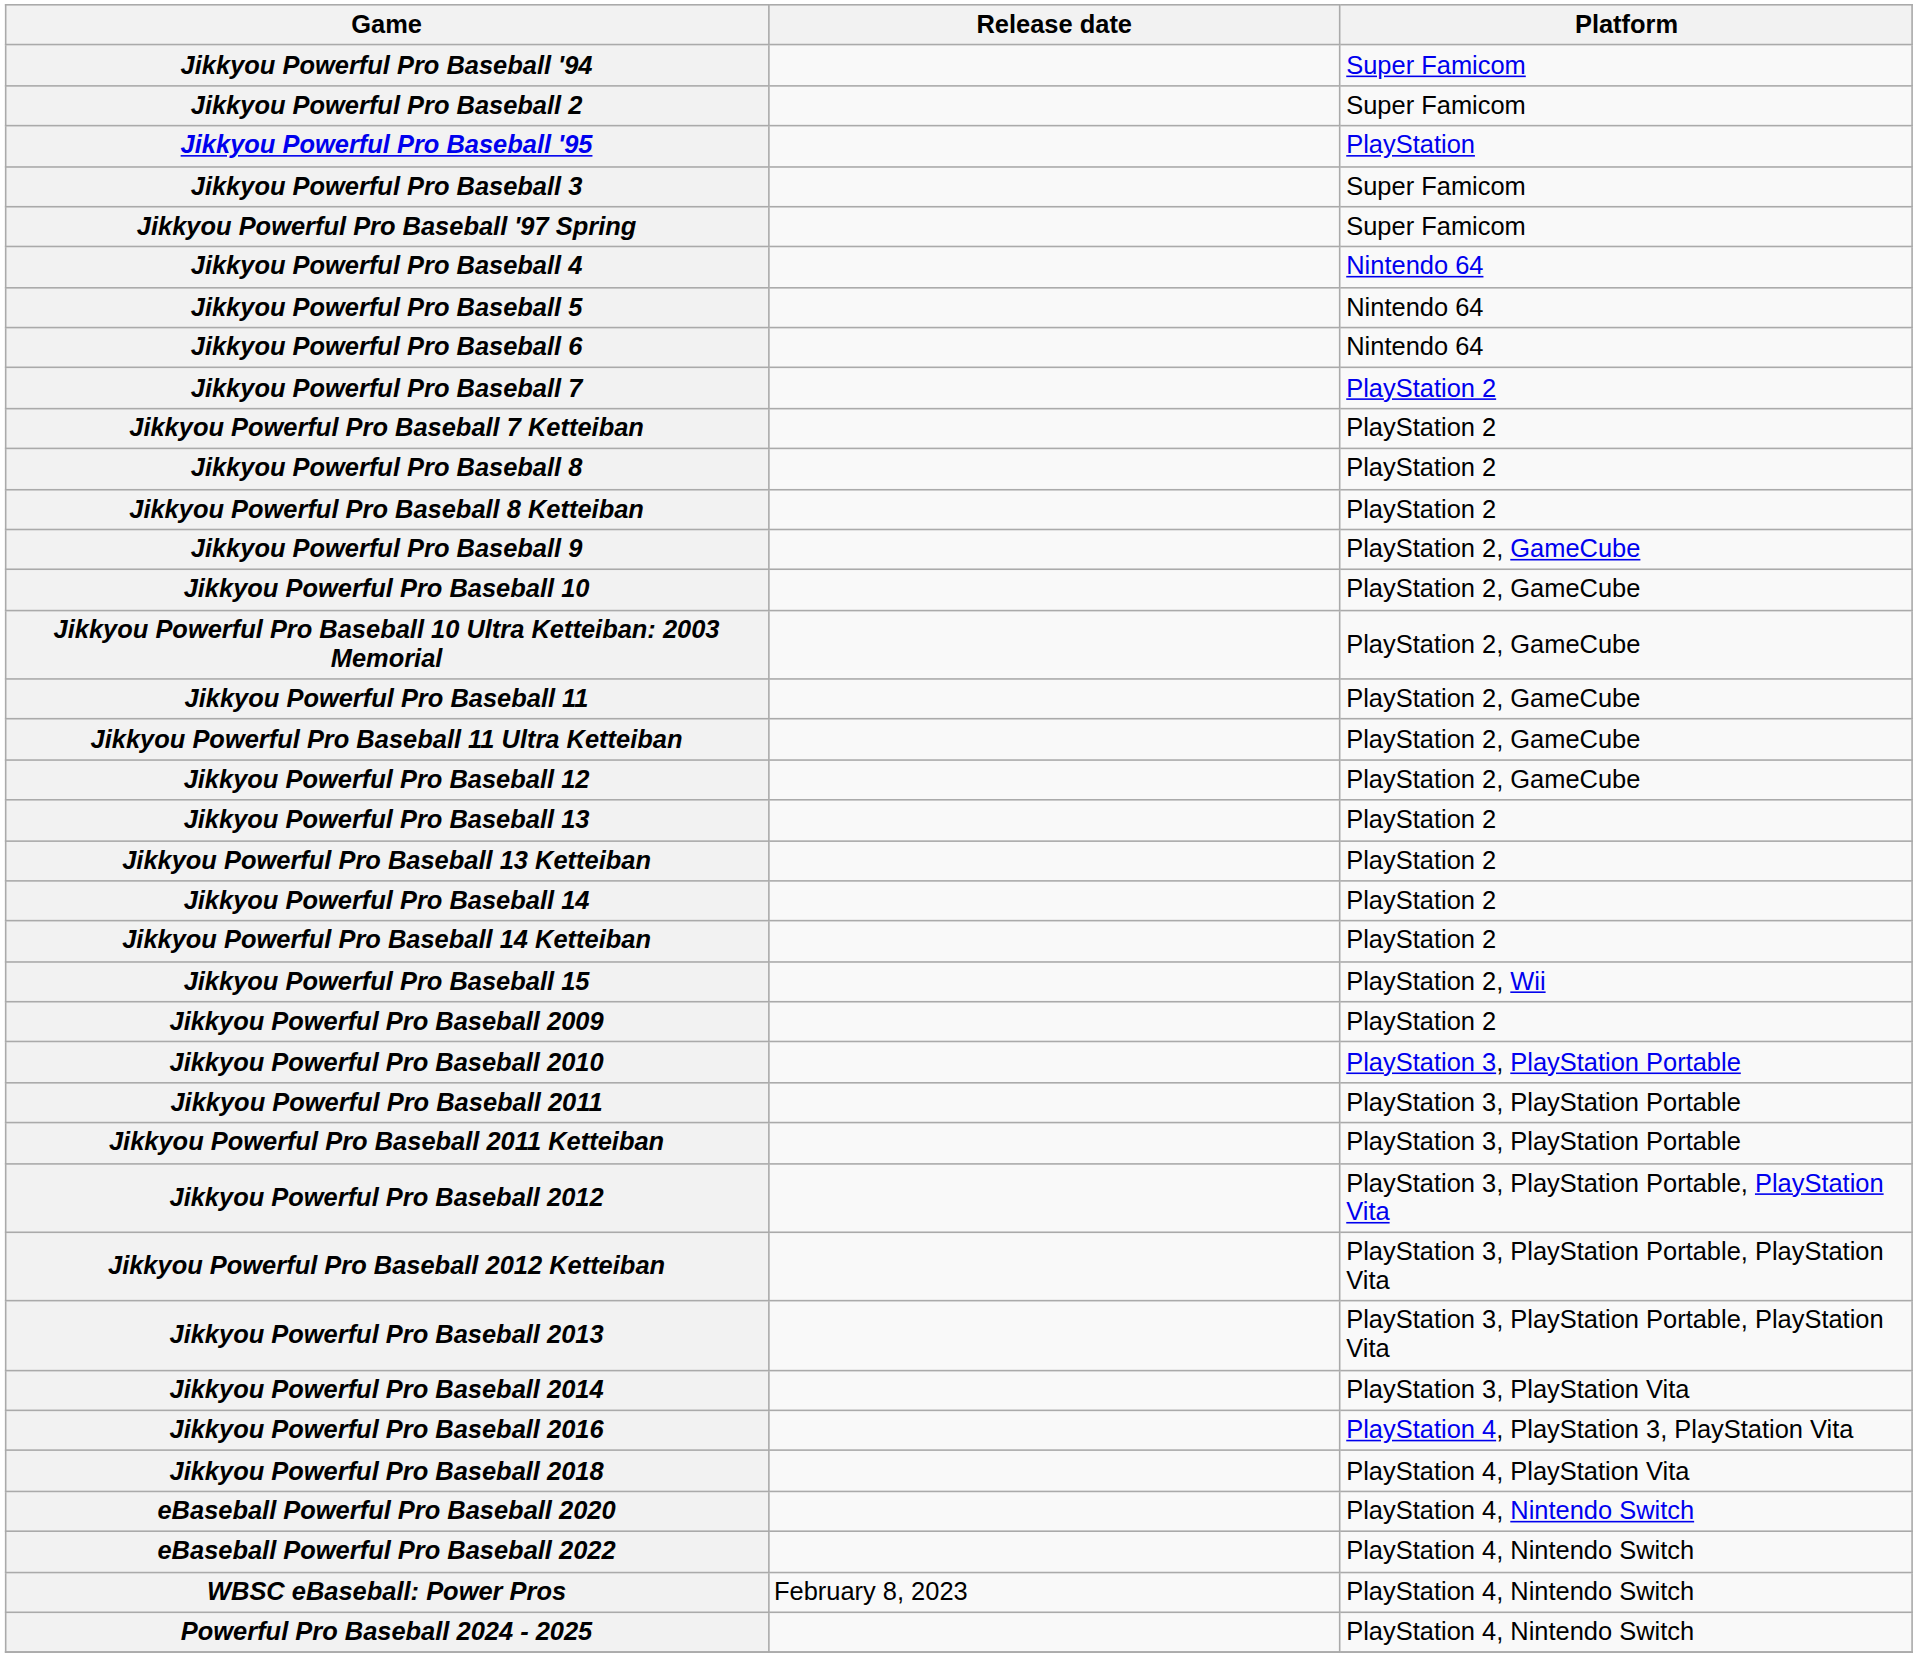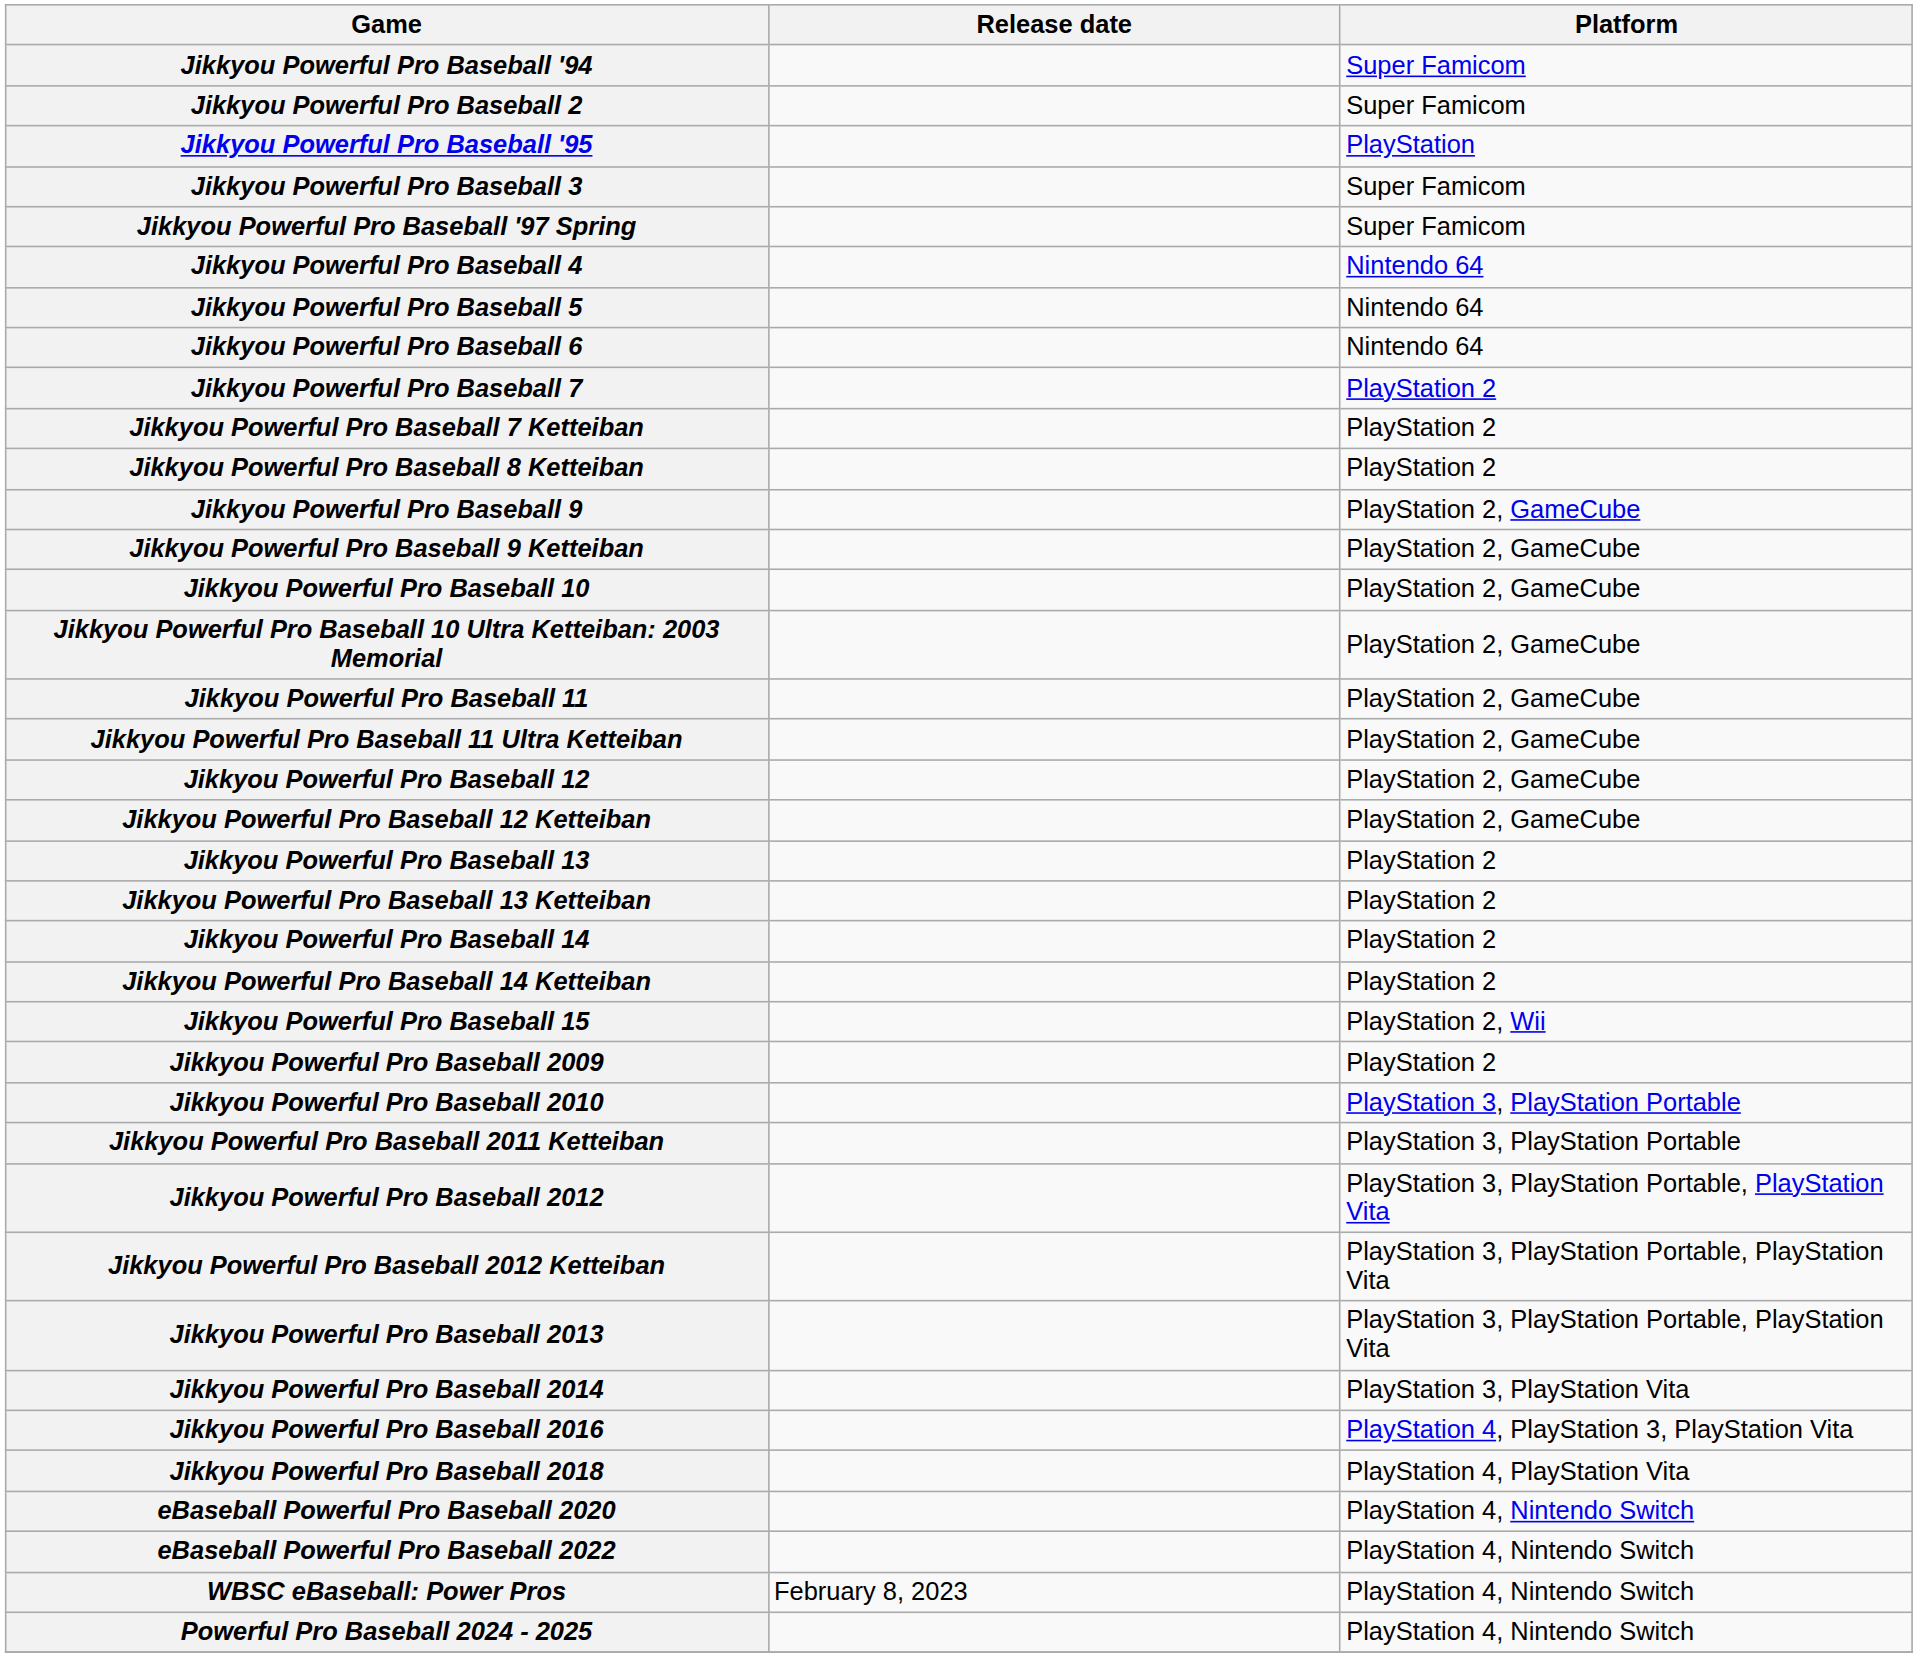- row: (387, 468)
+ row: (387, 549)
+ row: (387, 819)
- row: (387, 1102)
